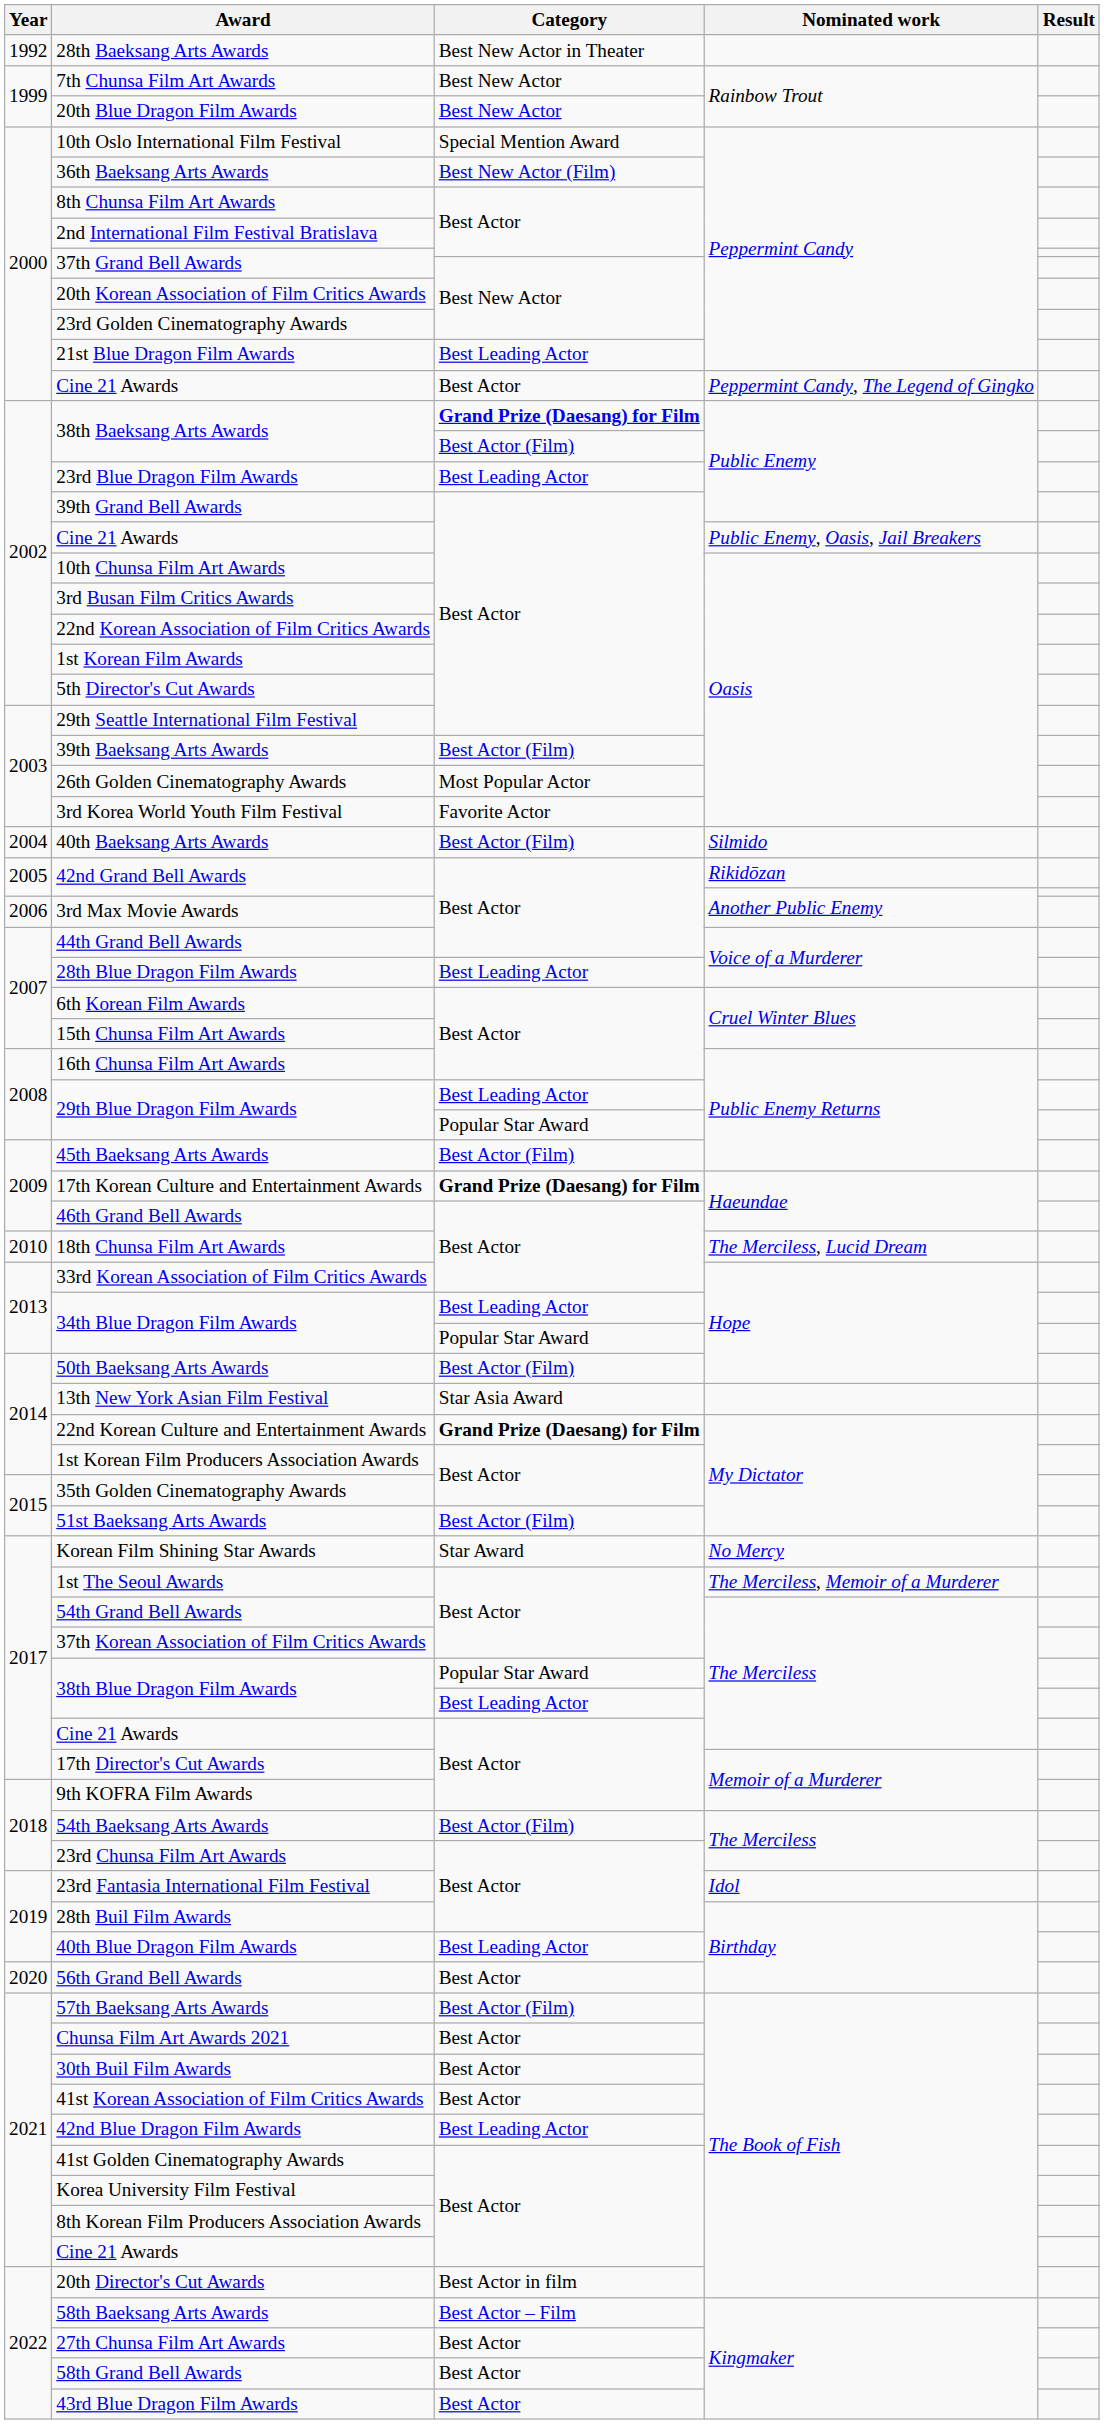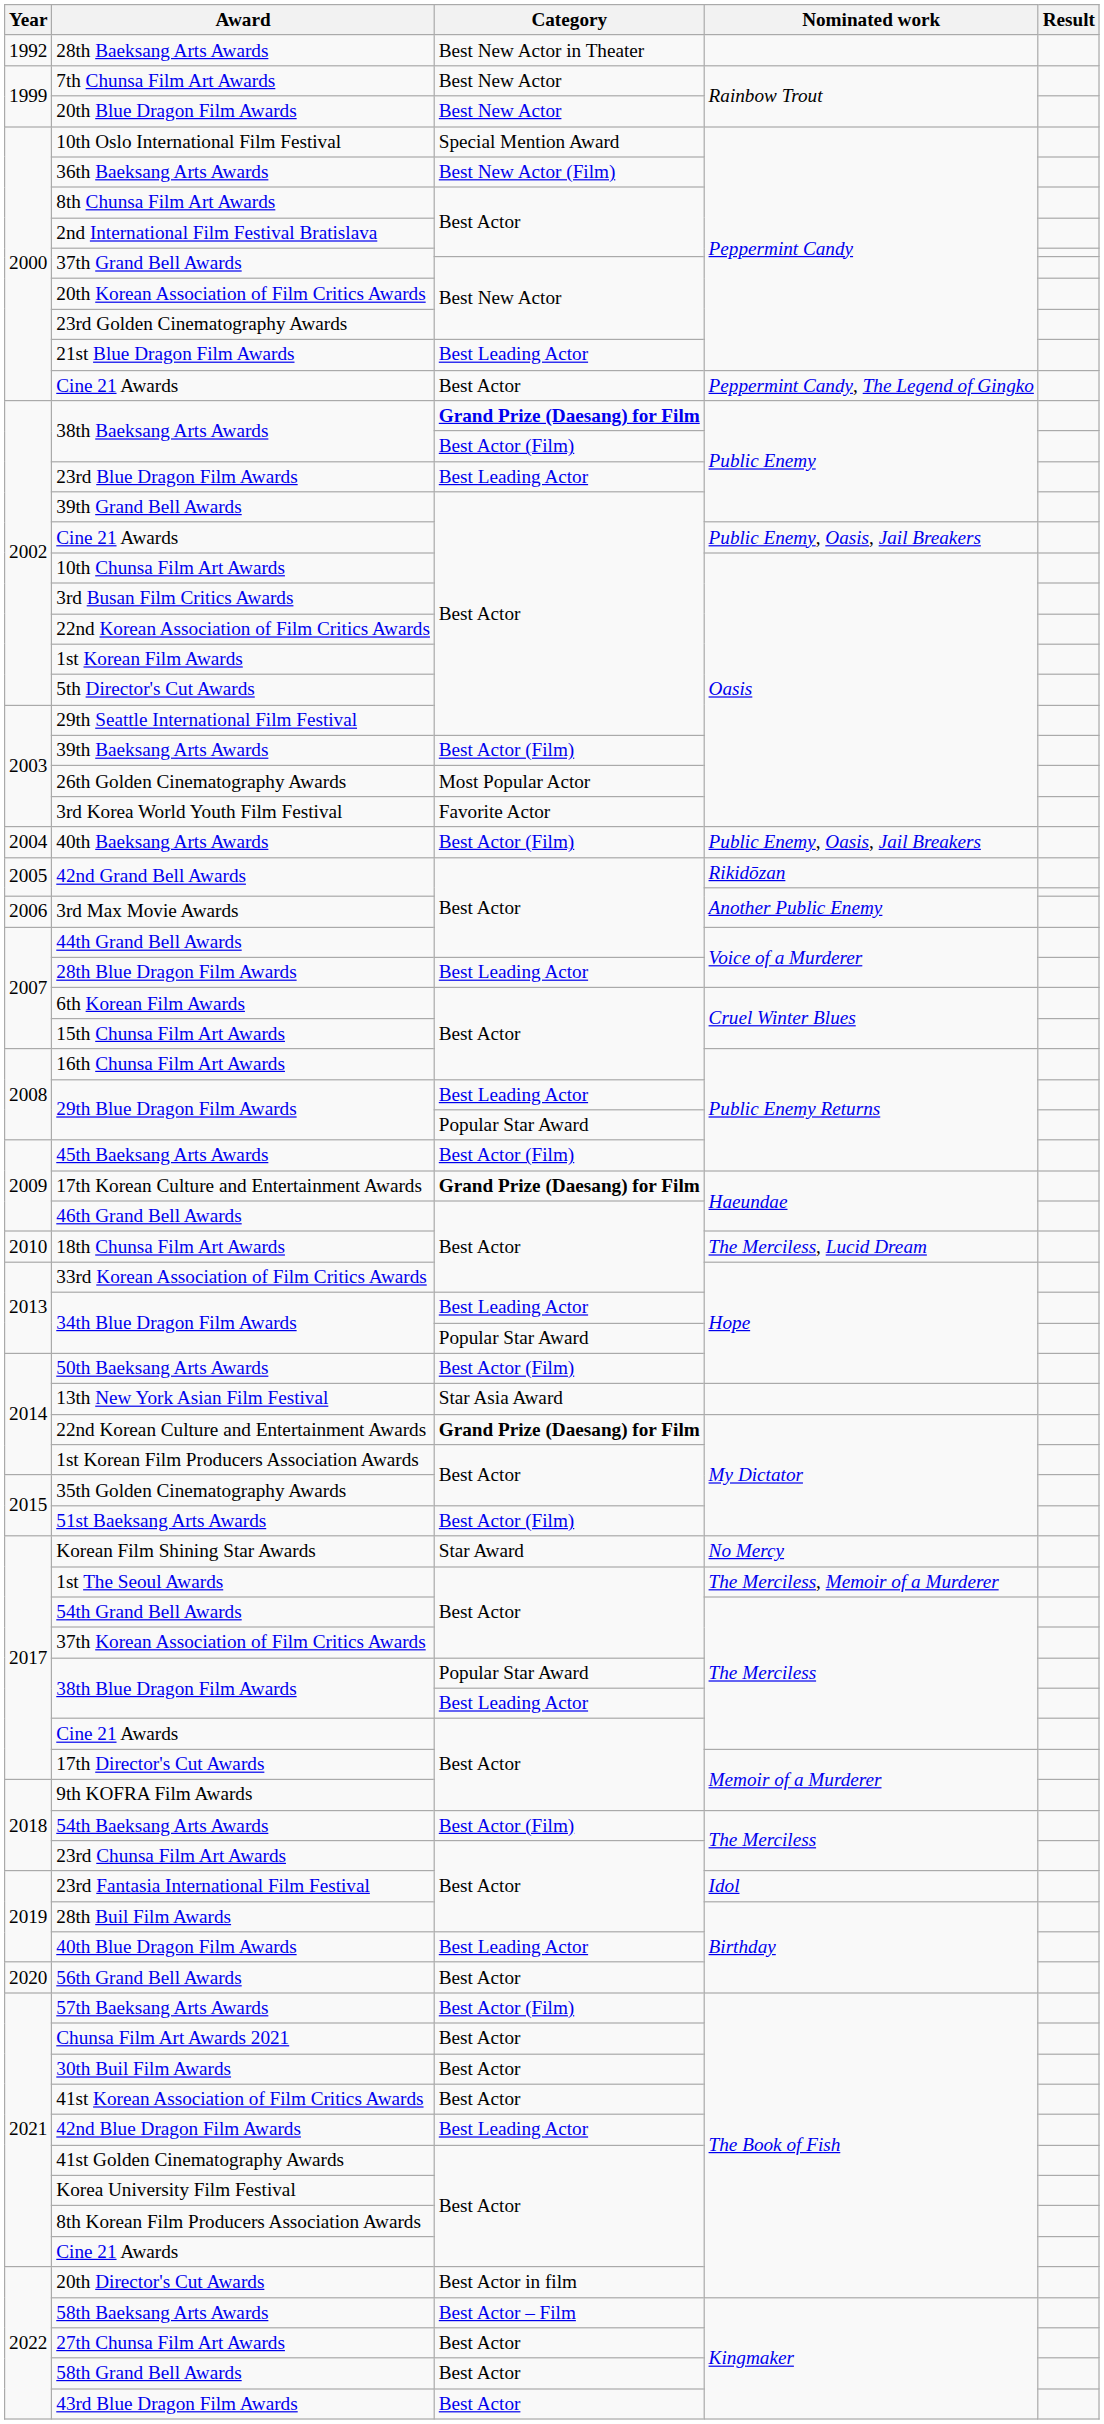(738, 841) Silmido -> (845, 841) Public Enemy, Oasis, Jail Breakers
